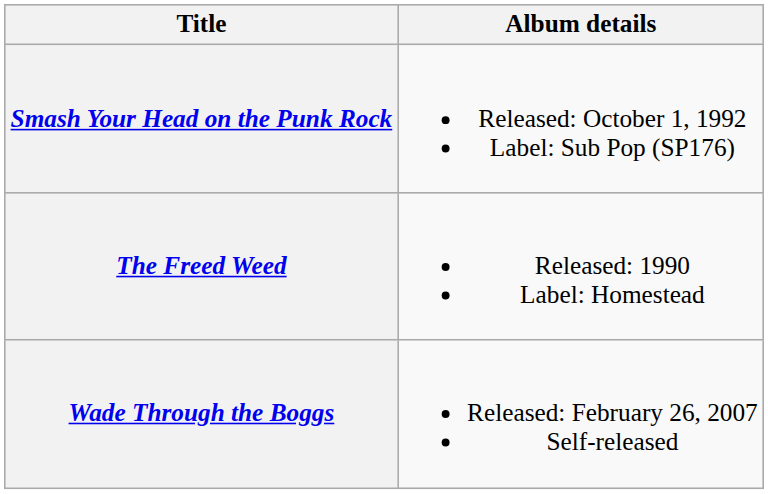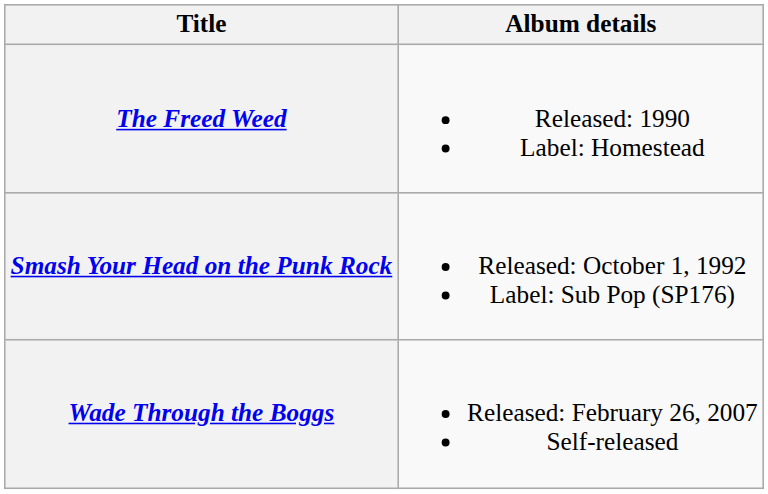rows swapped: (201, 265) <-> (201, 118)
